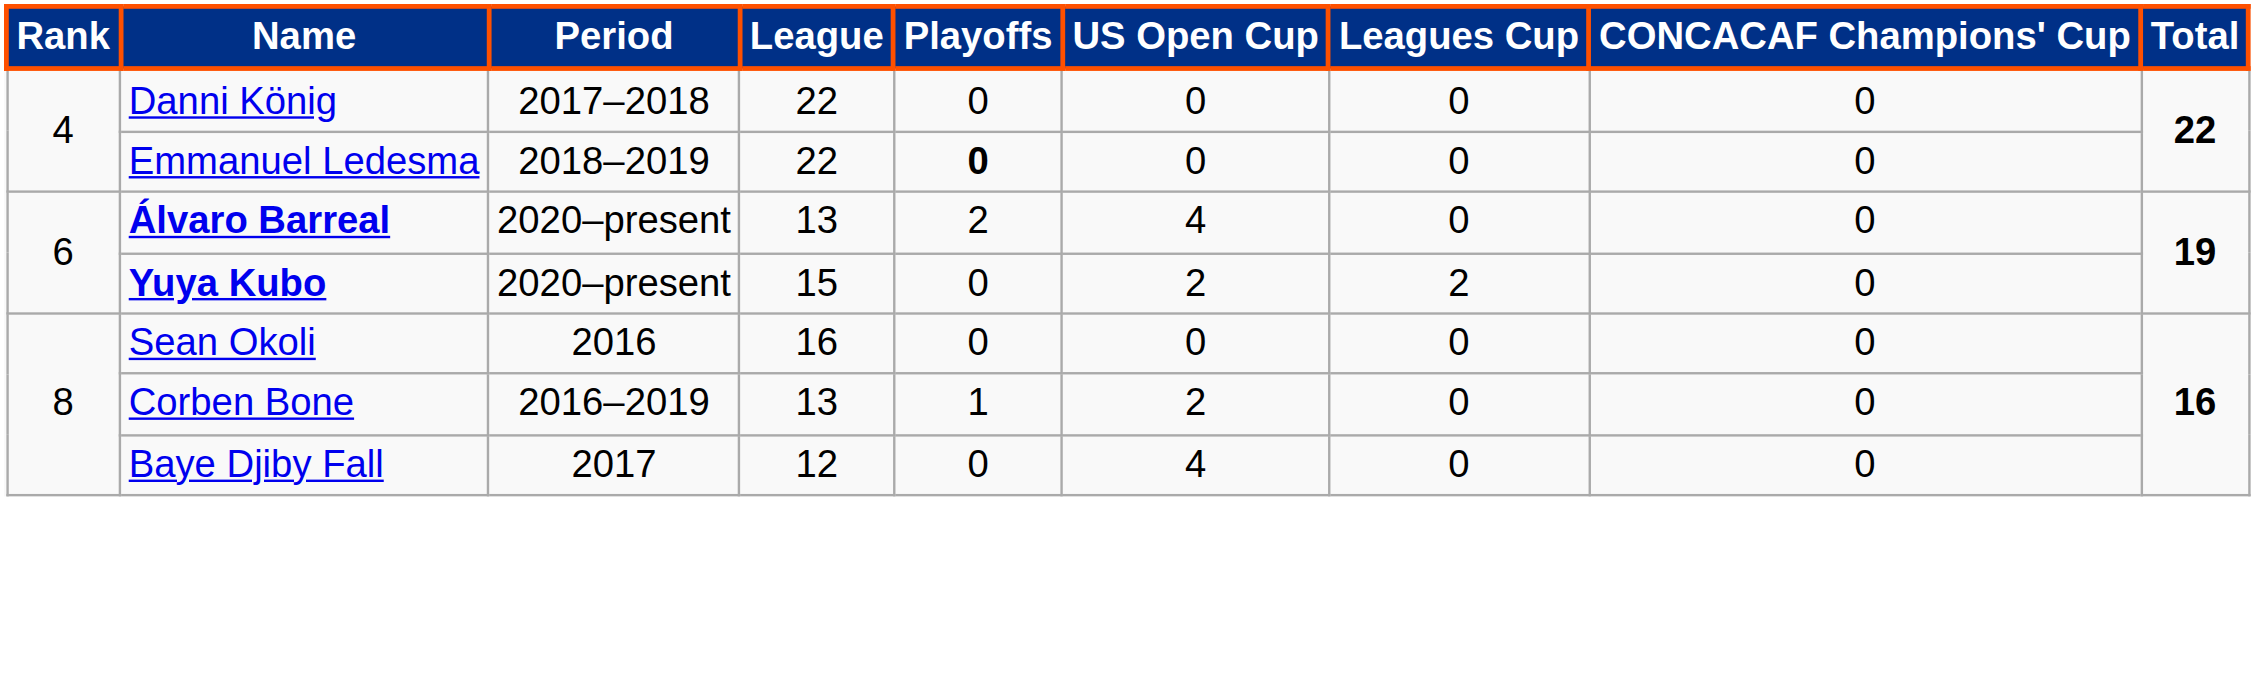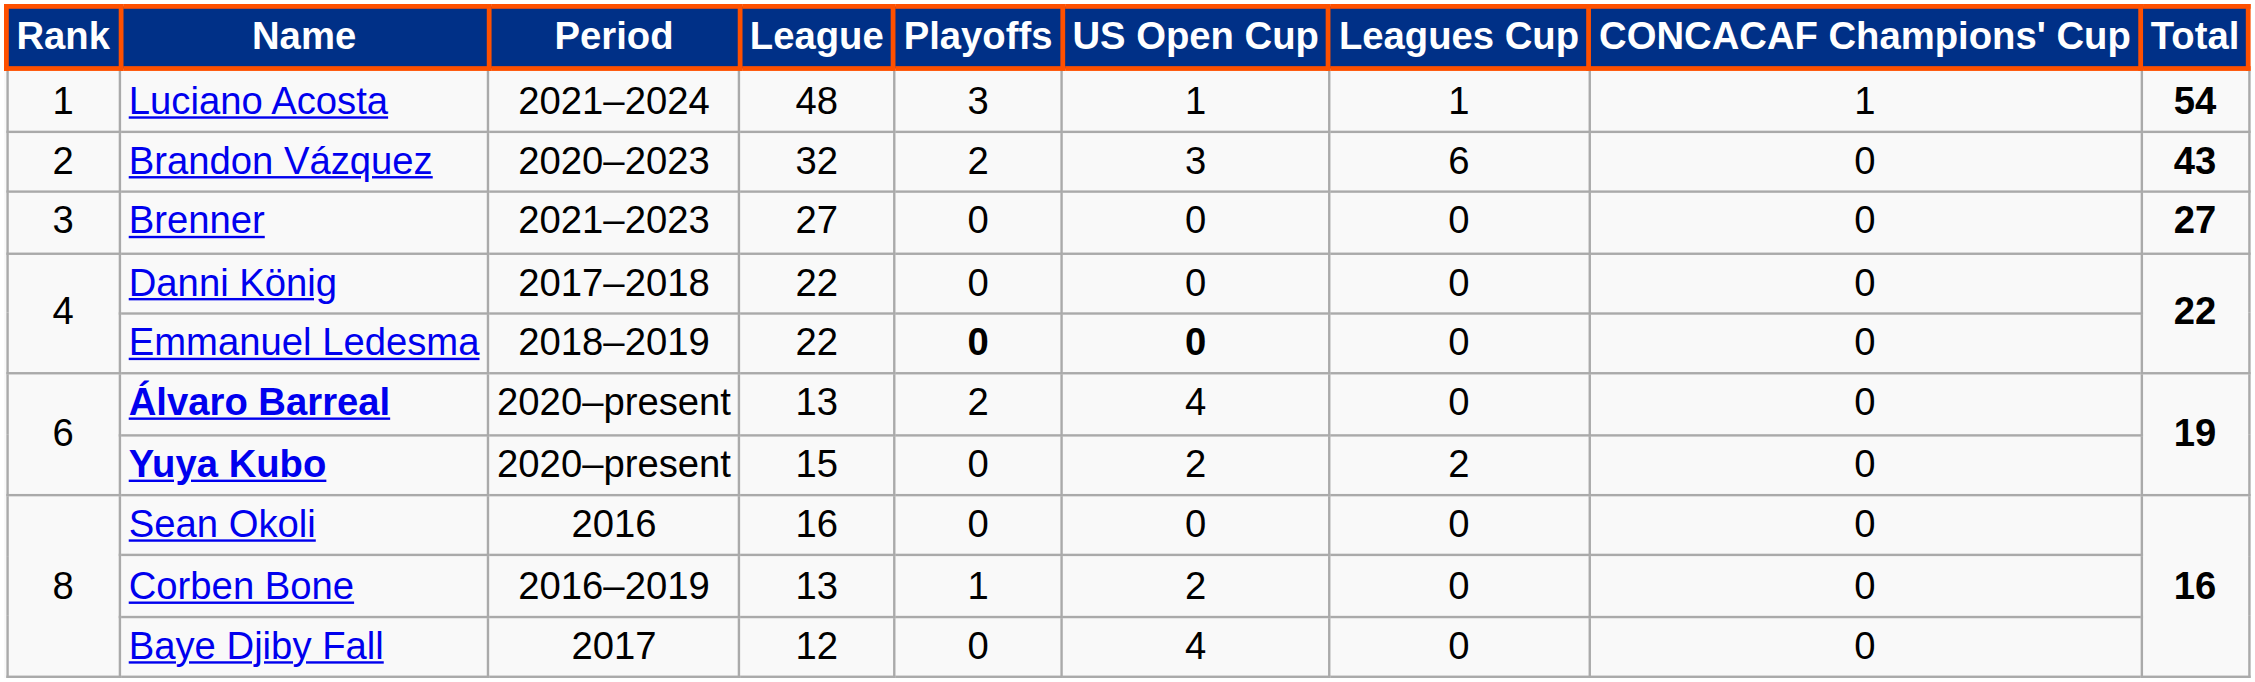+ row: (258, 100)
+ row: (281, 160)
+ row: (197, 221)
(1196, 160) normal -> (1196, 342) bold
